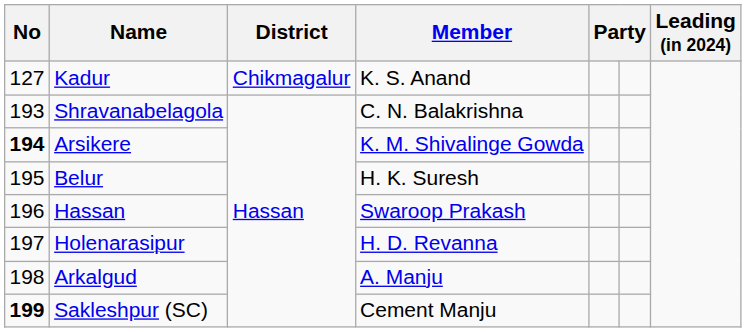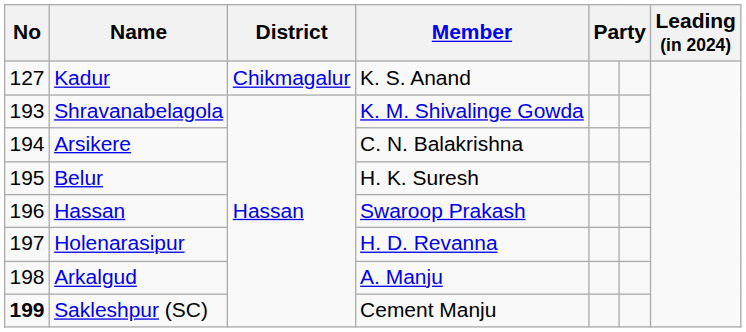(442, 111) C. N. Balakrishna -> (472, 111) K. M. Shivalinge Gowda
(27, 144) bold -> (27, 144) normal
(472, 144) K. M. Shivalinge Gowda -> (442, 144) C. N. Balakrishna
